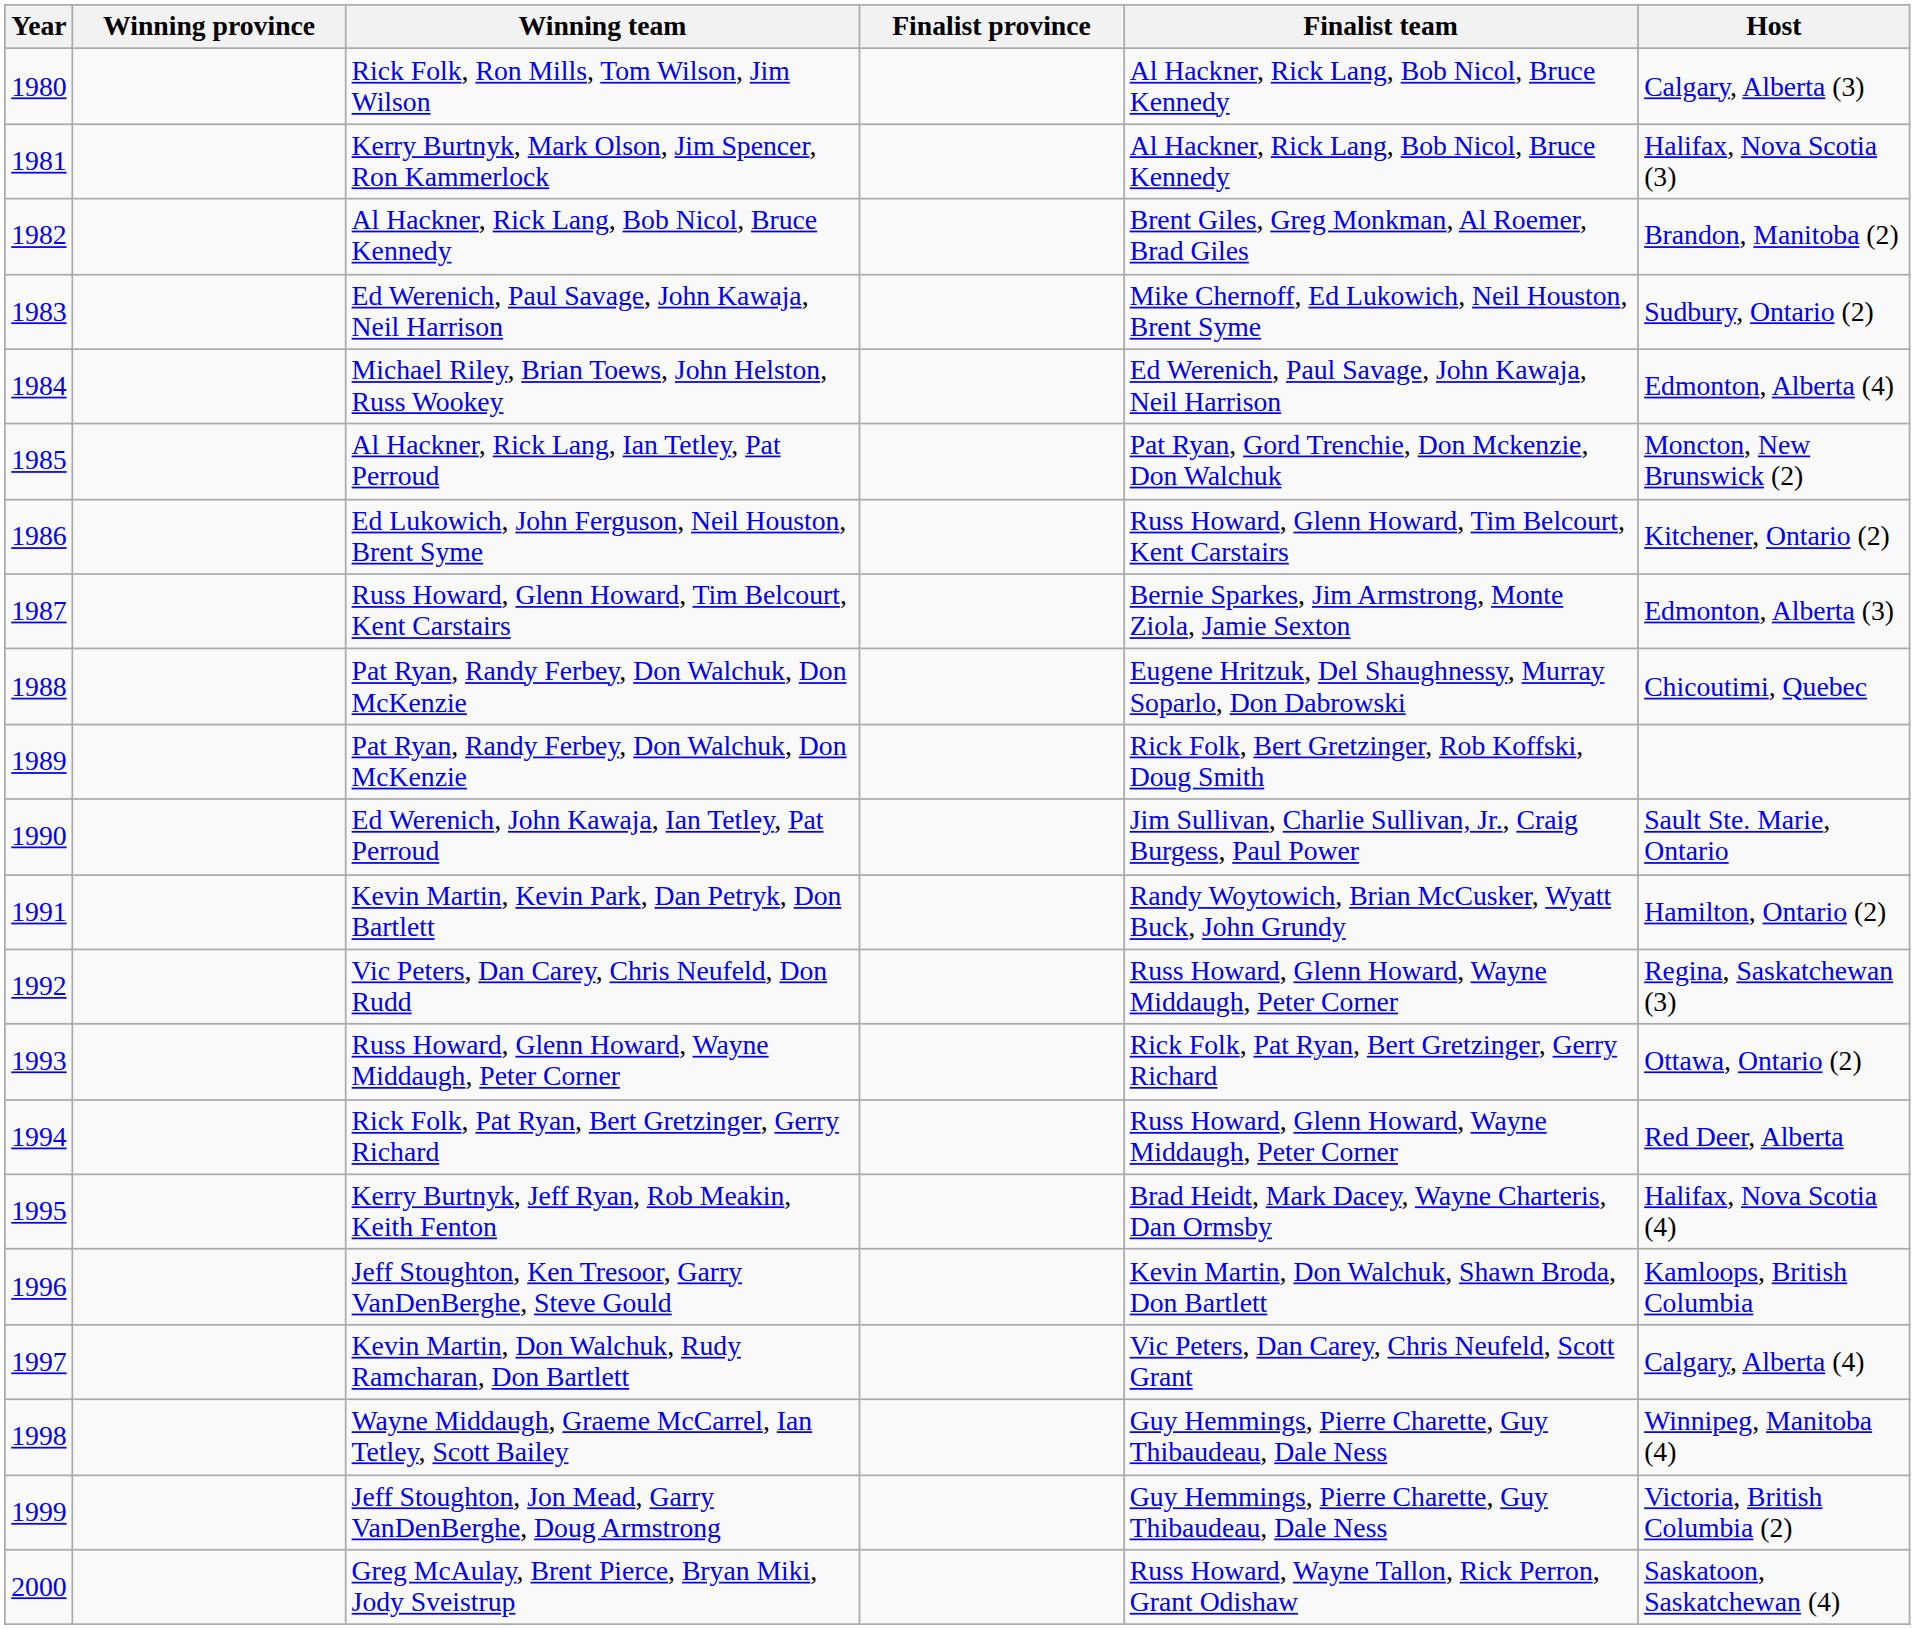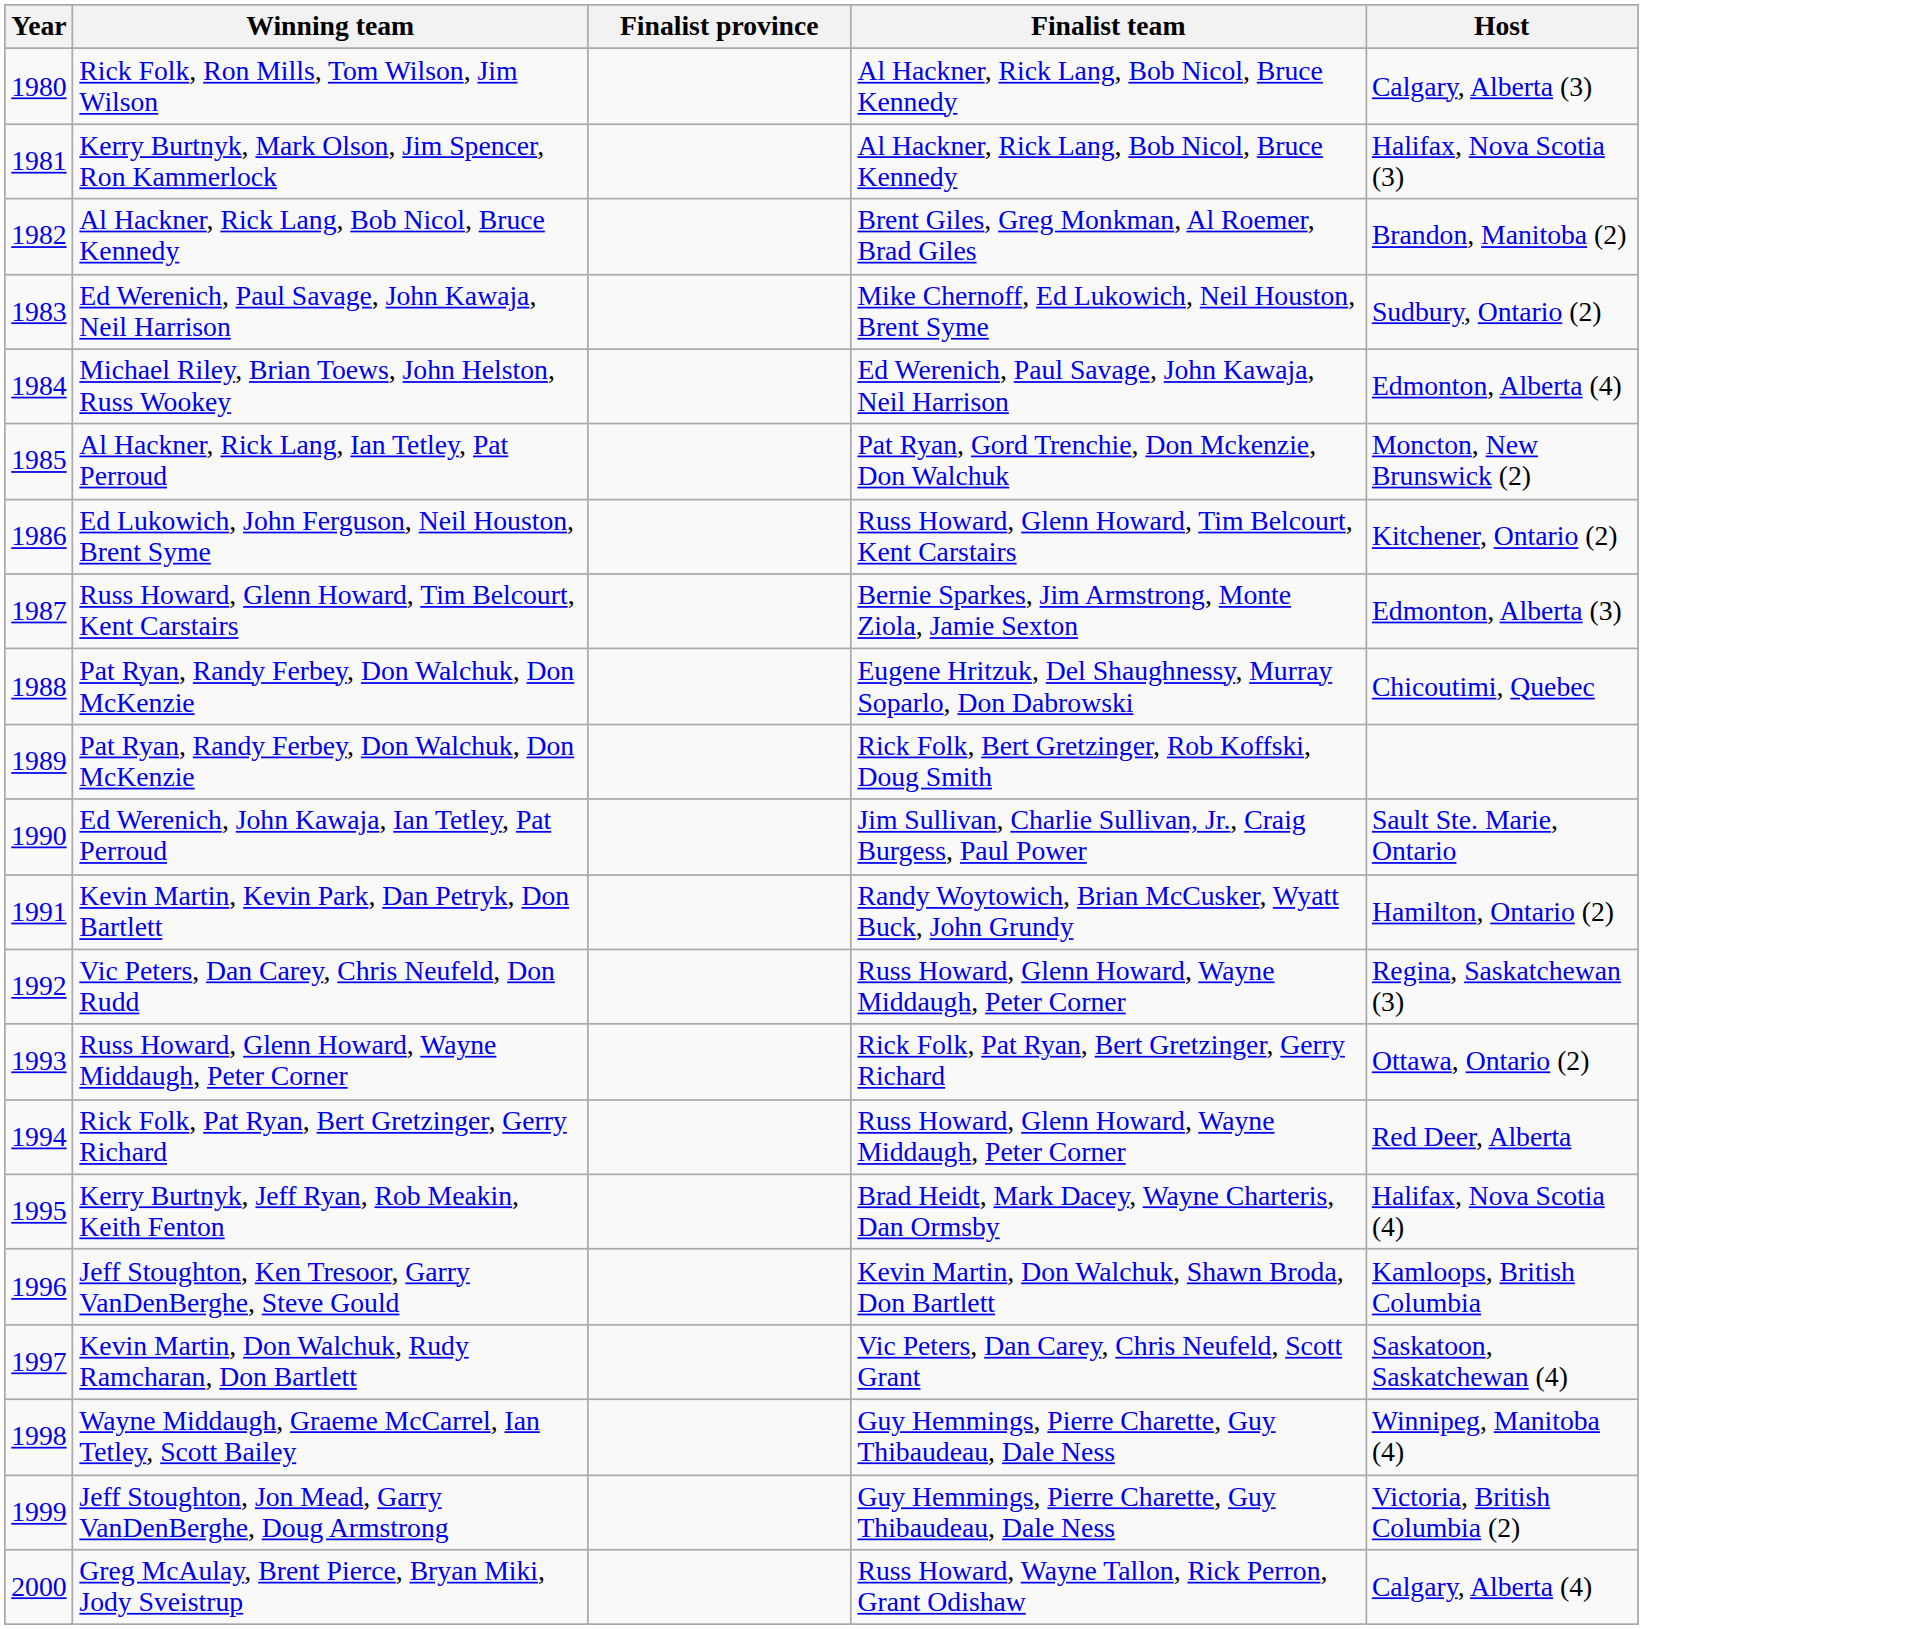- column: (209, 26)
(1754, 1361) Calgary, Alberta (4) -> (1470, 1361) Saskatoon, Saskatchewan (4)
(1742, 1586) Saskatoon, Saskatchewan (4) -> (1482, 1586) Calgary, Alberta (4)
